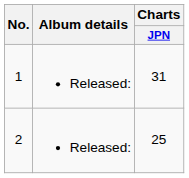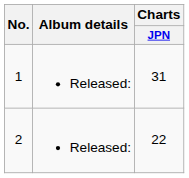(159, 140) 25 -> (159, 140) 22
